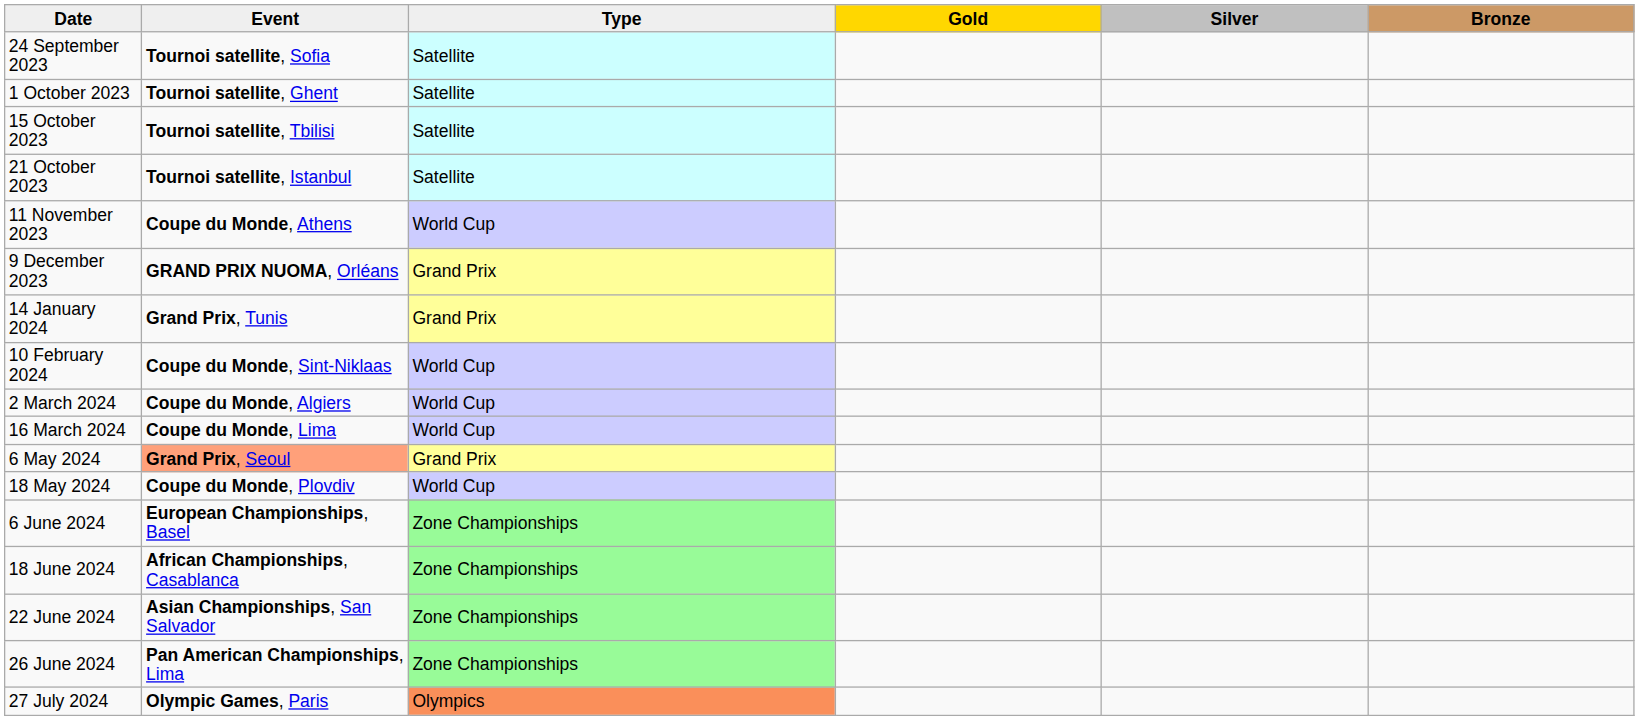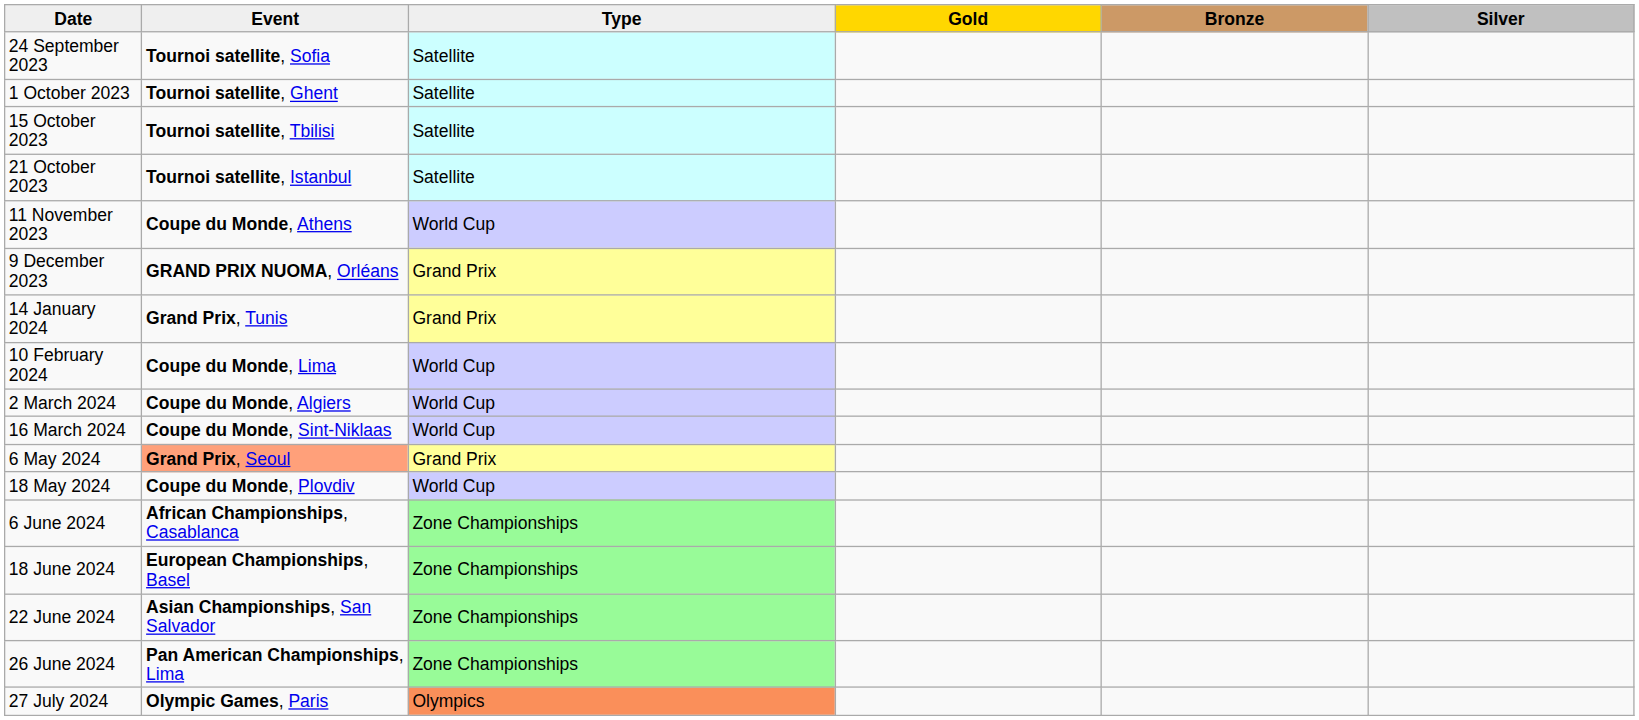columns swapped: (1234, 18) <-> (1501, 18)
(269, 365) Coupe du Monde, Sint-Niklaas -> (241, 365) Coupe du Monde, Lima
(241, 430) Coupe du Monde, Lima -> (269, 430) Coupe du Monde, Sint-Niklaas
(257, 523) European Championships, Basel -> (247, 523) African Championships, Casablanca
(247, 570) African Championships, Casablanca -> (257, 570) European Championships, Basel
